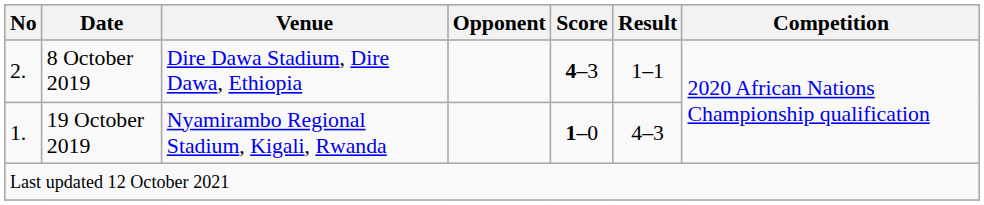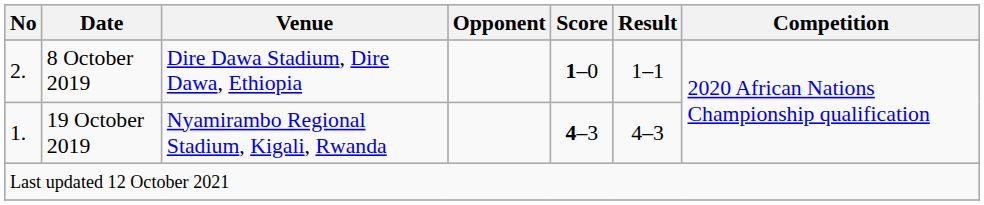(582, 70) 4–3 -> (582, 70) 1–0
(582, 132) 1–0 -> (582, 132) 4–3
